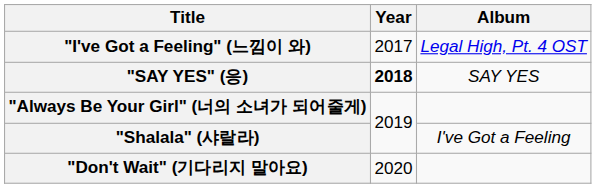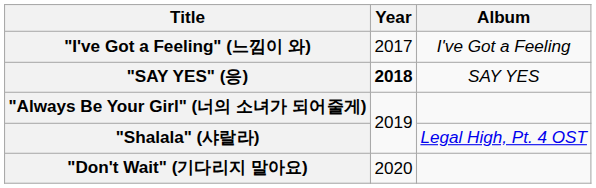(504, 46) Legal High, Pt. 4 OST -> (504, 46) I've Got a Feeling
(504, 137) I've Got a Feeling -> (504, 137) Legal High, Pt. 4 OST
